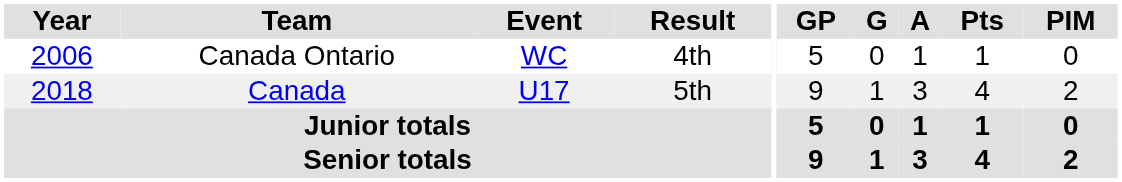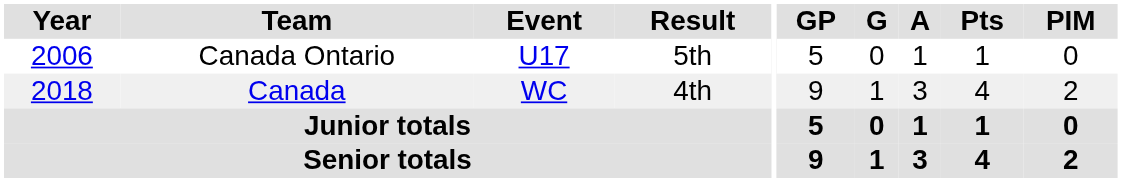(544, 55) WC -> (544, 55) U17
(693, 55) 4th -> (693, 55) 5th
(544, 90) U17 -> (544, 90) WC
(693, 90) 5th -> (693, 90) 4th
